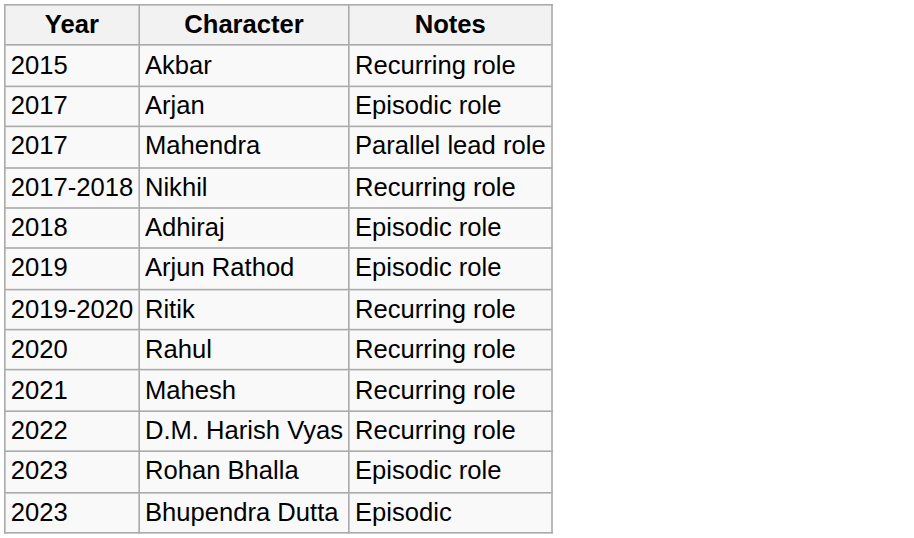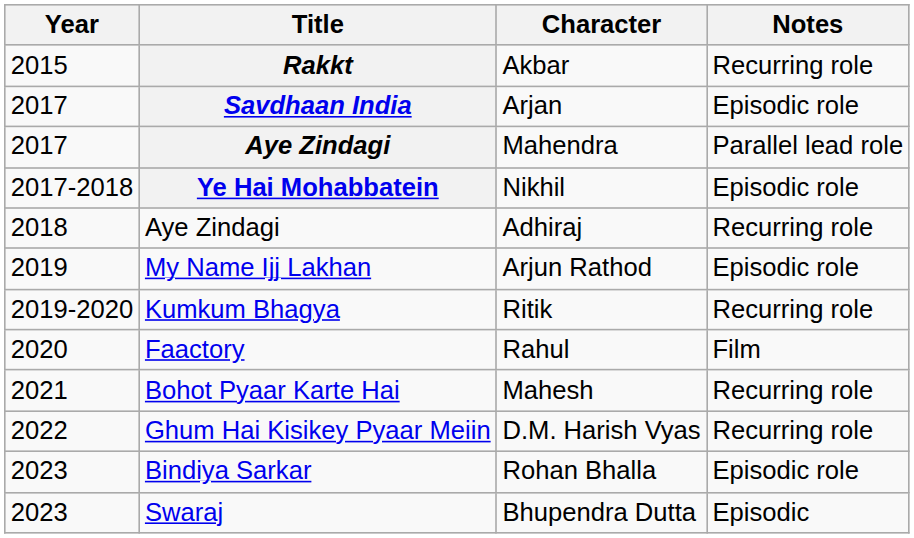+ column: (318, 24)
(435, 187) Recurring role -> (786, 187) Episodic role
(428, 227) Episodic role -> (793, 227) Recurring role
(435, 349) Recurring role -> (737, 349) Film
